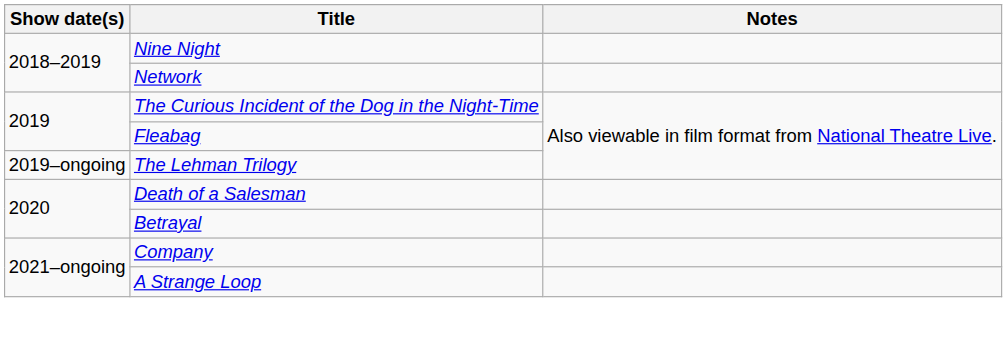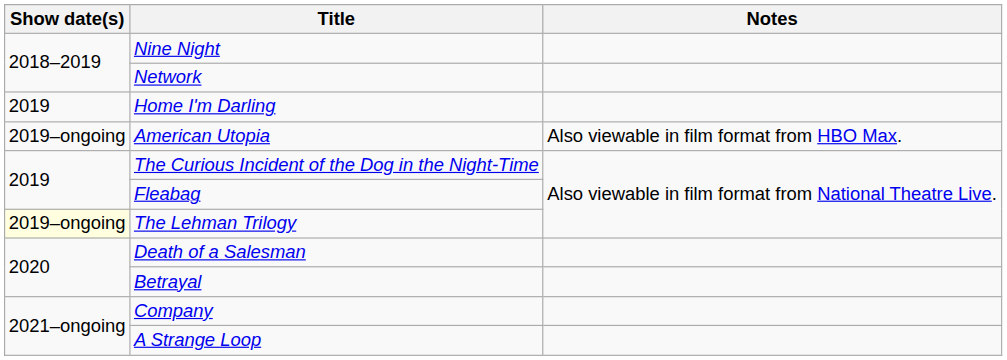+ row: (205, 106)
+ row: (202, 135)
(67, 164) no background -> (67, 223) lightyellow background
